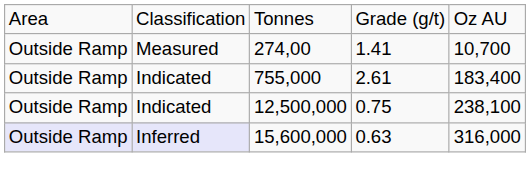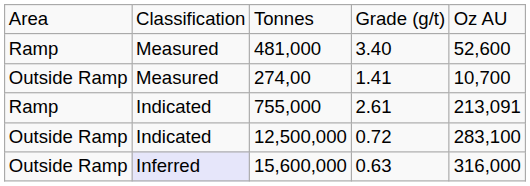+ row: (287, 48)
(68, 78) Outside Ramp -> (34, 107) Ramp
(487, 78) 183,400 -> (487, 107) 213,091
(373, 107) 0.75 -> (373, 136) 0.72
(487, 107) 238,100 -> (487, 136) 283,100
(68, 136) lavender background -> (68, 166) no background
